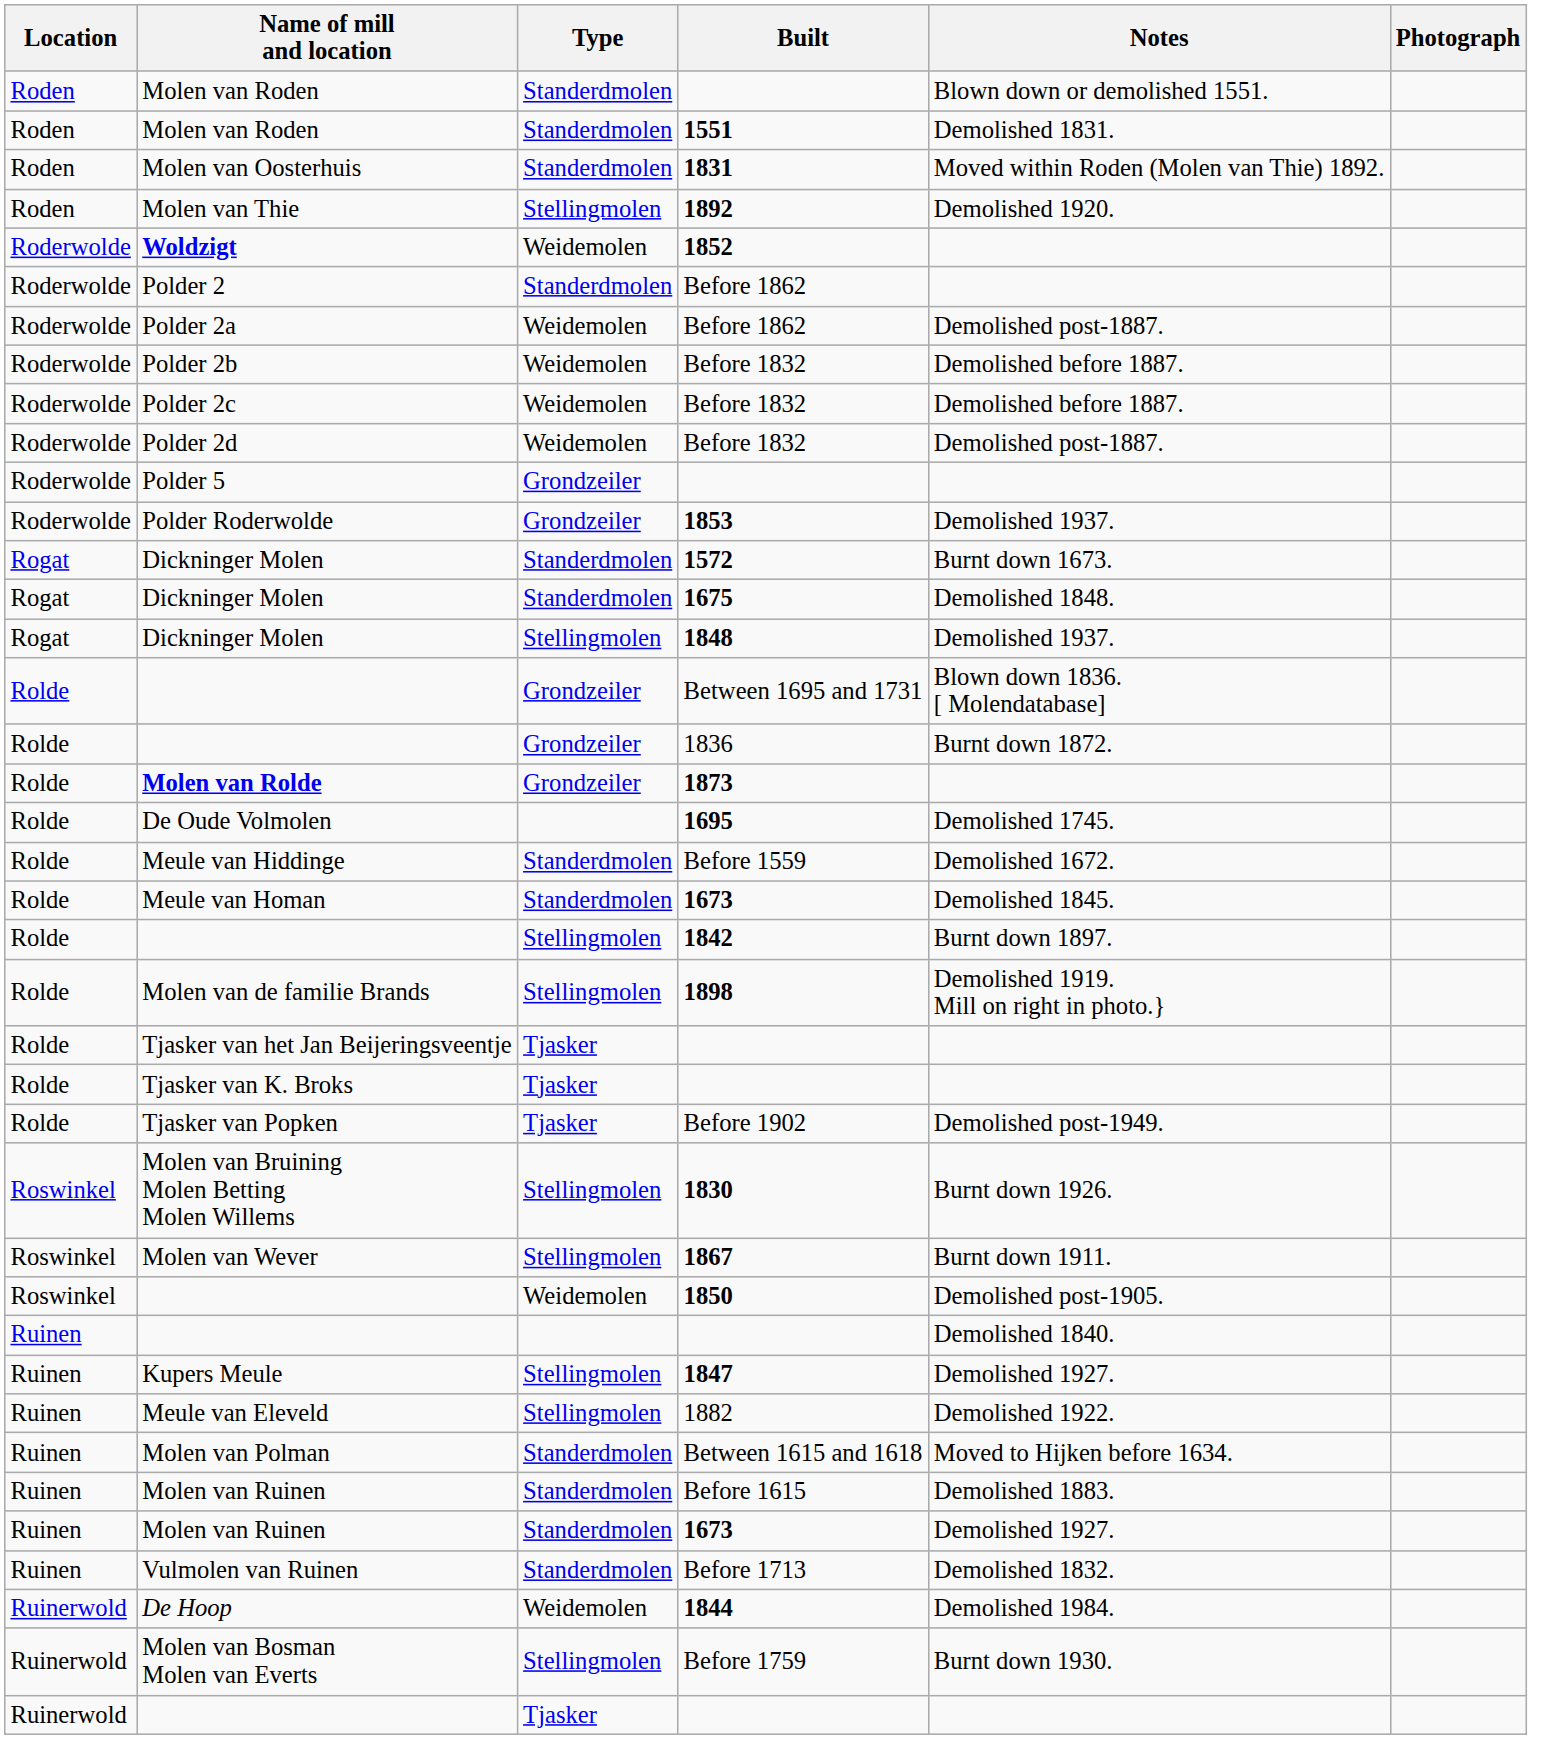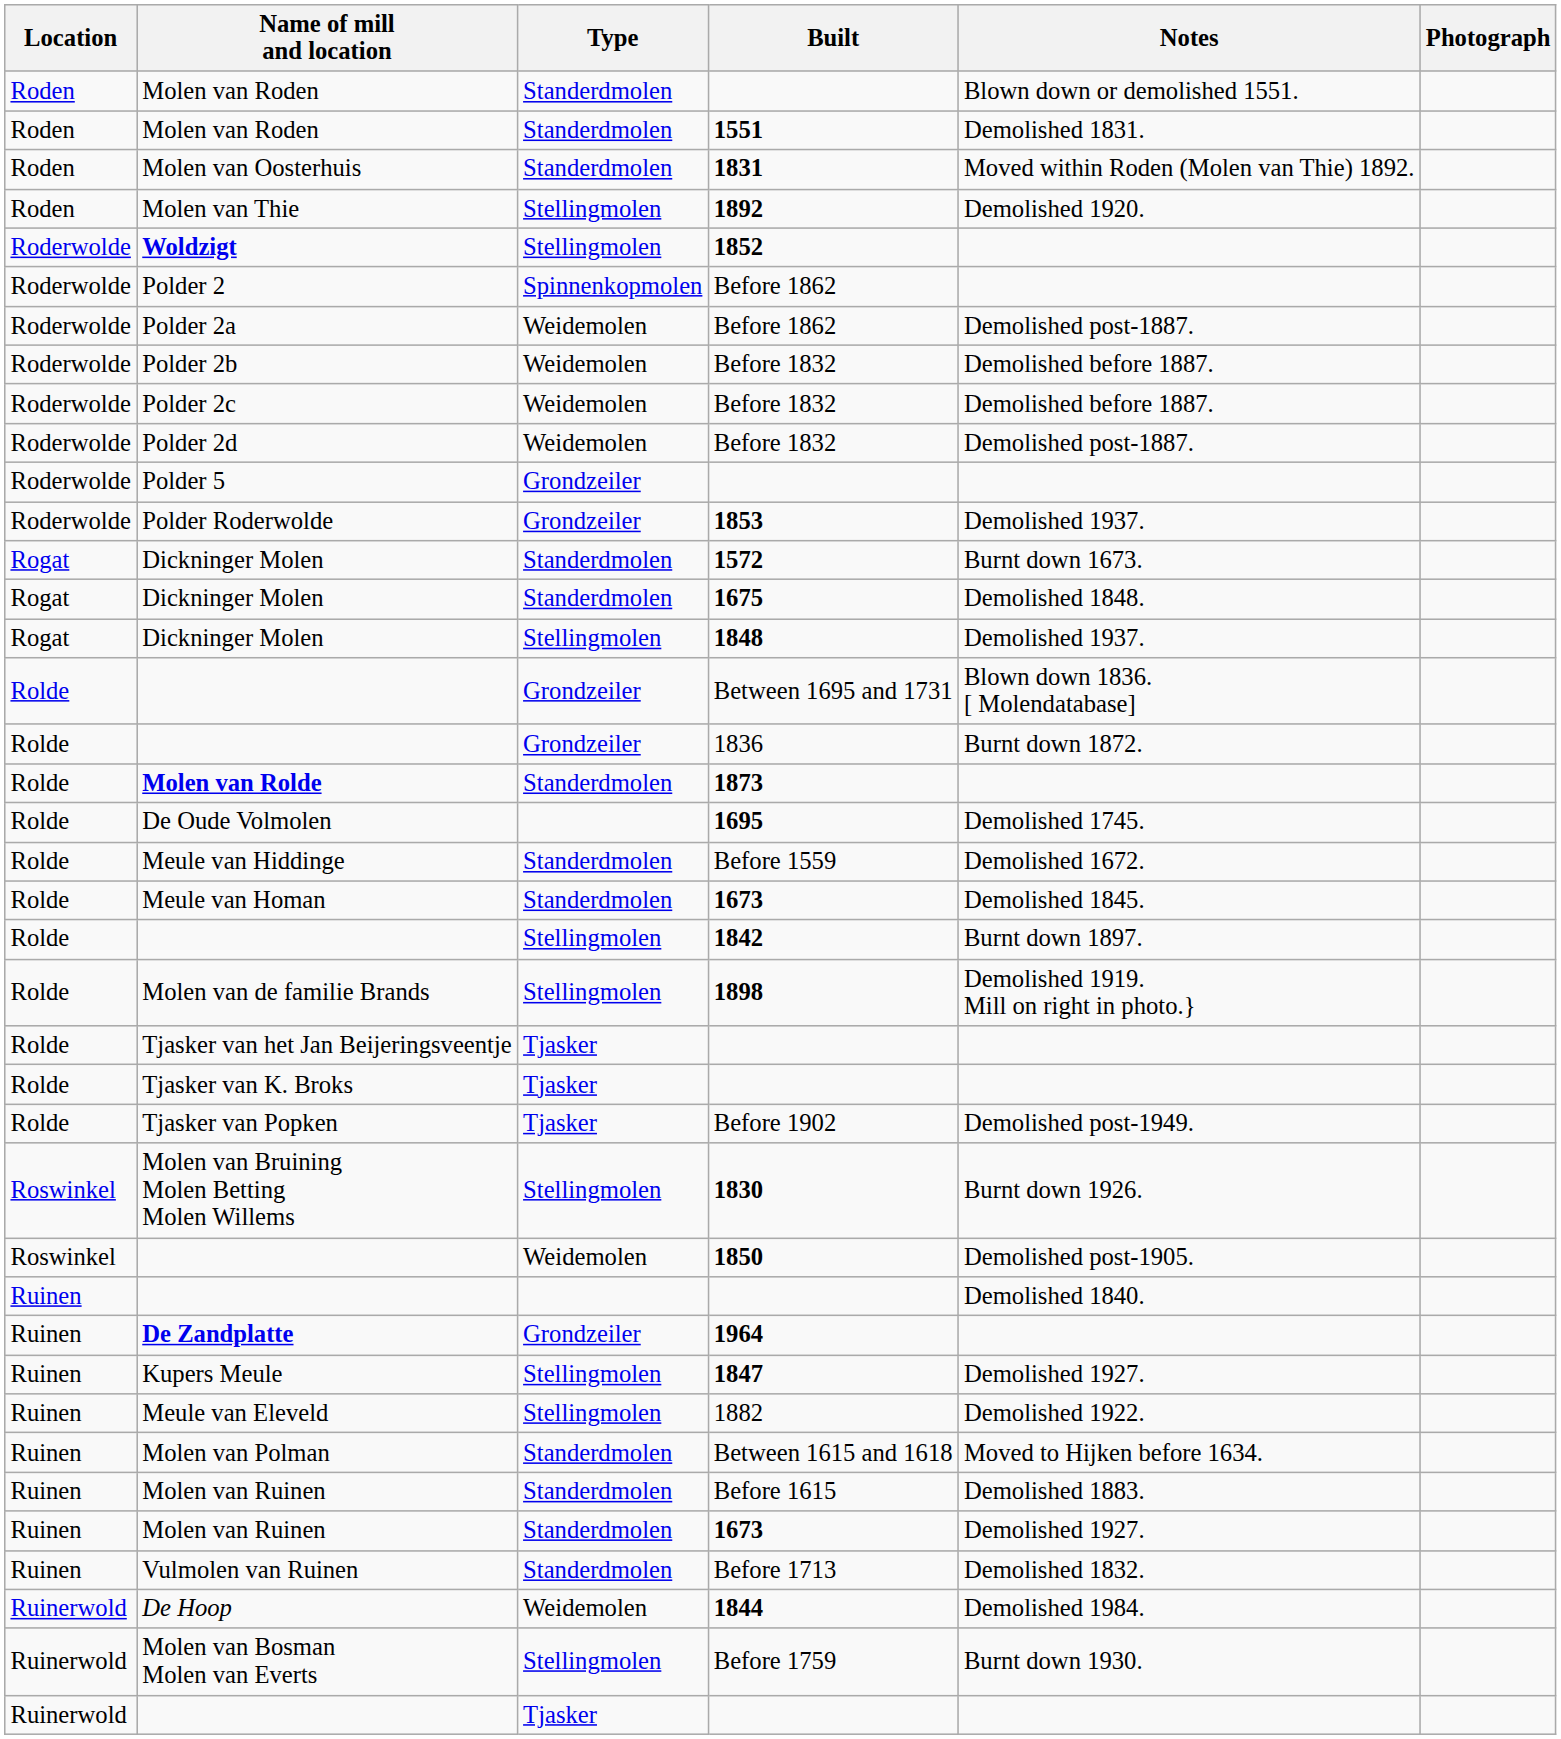(585, 247) Weidemolen -> (592, 247) Stellingmolen
(598, 286) Standerdmolen -> (613, 286) Spinnenkopmolen
(582, 782) Grondzeiler -> (598, 782) Standerdmolen
- row: (230, 1256)
+ row: (218, 1334)
